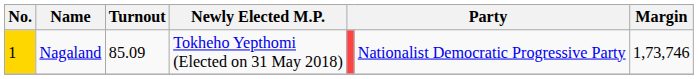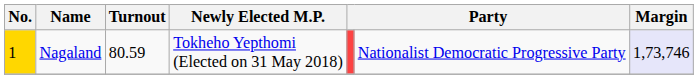(127, 52) 85.09 -> (127, 52) 80.59
(661, 52) no background -> (661, 52) lavender background
